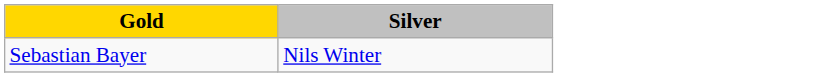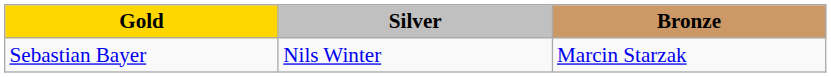+ column: (689, 21)
